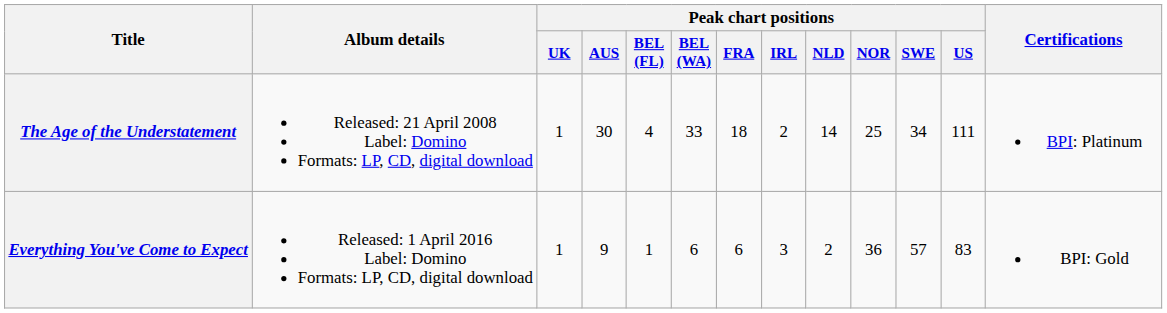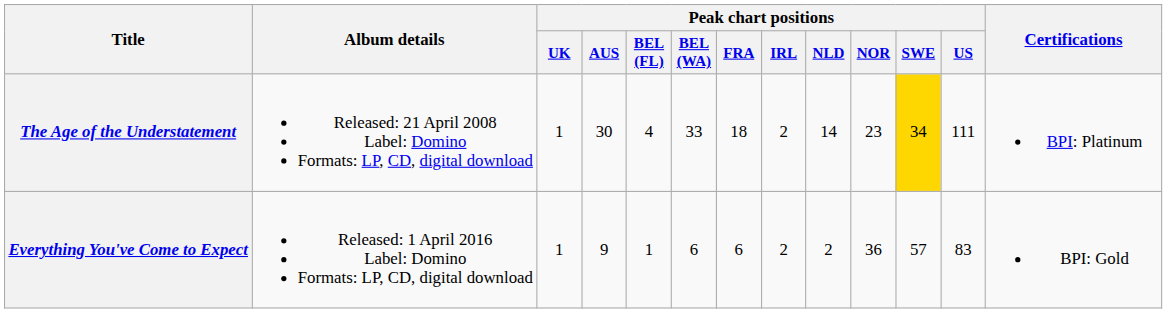(873, 132) 25 -> (873, 132) 23
(918, 132) no background -> (918, 132) gold background
(784, 249) 3 -> (784, 249) 2
